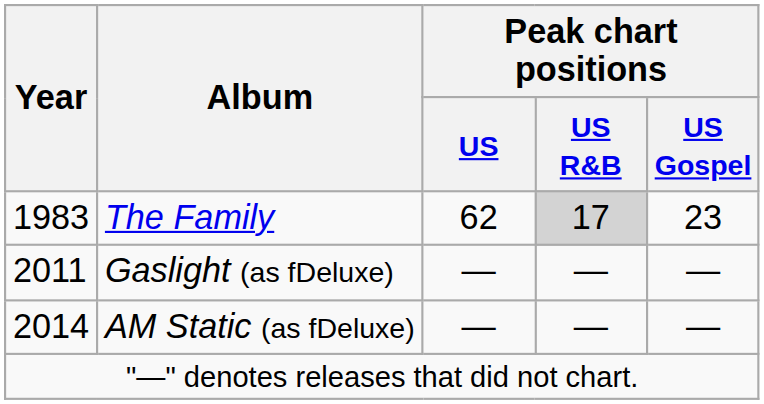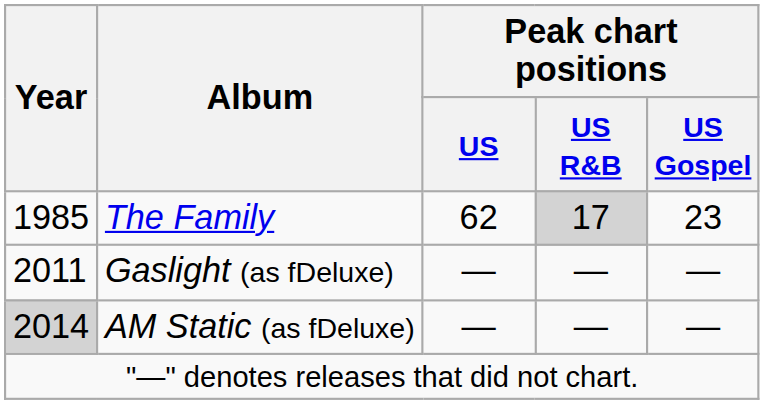(51, 217) 1983 -> (51, 217) 1985
(51, 325) no background -> (51, 325) lightgrey background
